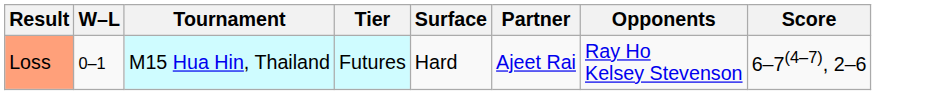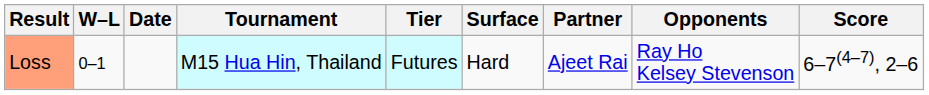+ column: (150, 20)
